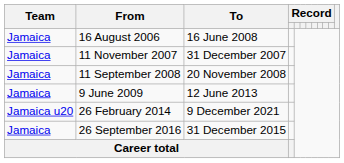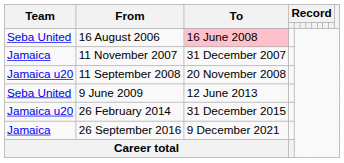(29, 37) Jamaica -> (39, 37) Seba United
(222, 37) no background -> (222, 37) pink background
(29, 74) Jamaica -> (40, 74) Jamaica u20
(29, 93) Jamaica -> (39, 93) Seba United
(233, 111) 9 December 2021 -> (236, 111) 31 December 2015
(236, 130) 31 December 2015 -> (233, 130) 9 December 2021
